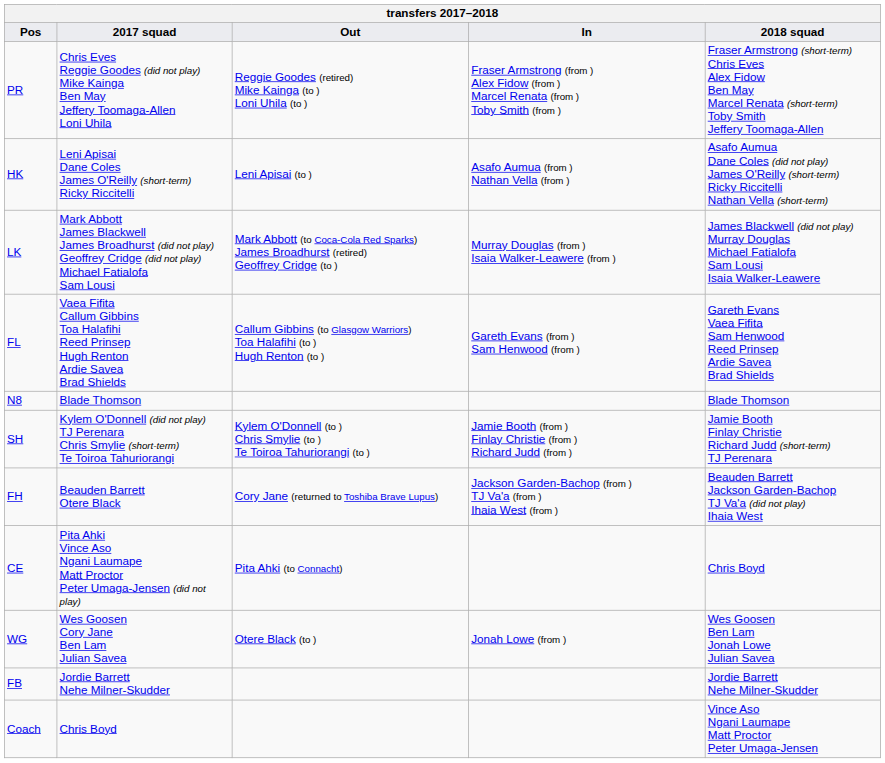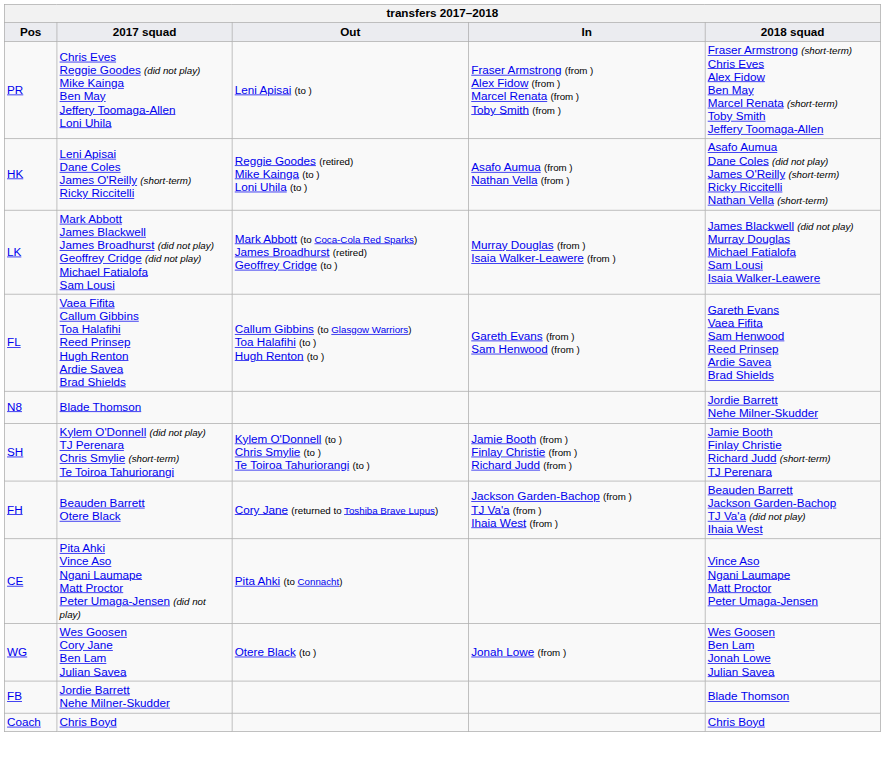(294, 90) Reggie Goodes (retired) Mike Kainga (to ) Loni Uhila (to ) -> (273, 90) Leni Apisai (to )
(273, 174) Leni Apisai (to ) -> (294, 174) Reggie Goodes (retired) Mike Kainga (to ) Loni Uhila (to )
(749, 400) Blade Thomson -> (763, 407) Jordie Barrett Nehe Milner-Skudder
(736, 568) Chris Boyd -> (763, 581) Vince Aso Ngani Laumape Matt Proctor Peter Umaga-Jensen
(763, 683) Jordie Barrett Nehe Milner-Skudder -> (749, 697) Blade Thomson
(763, 728) Vince Aso Ngani Laumape Matt Proctor Peter Umaga-Jensen -> (736, 722) Chris Boyd
